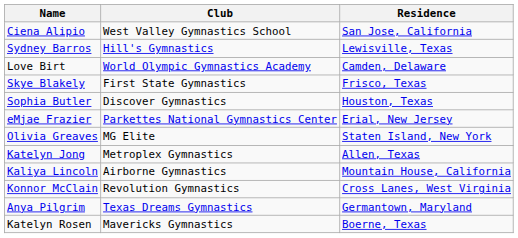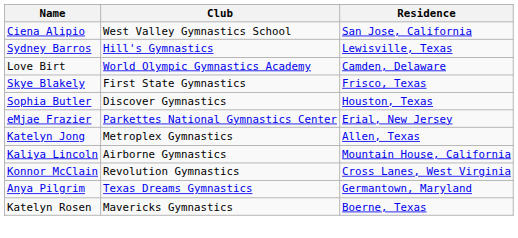- row: (52, 136)
